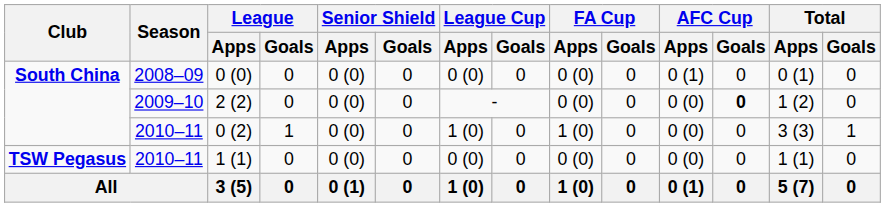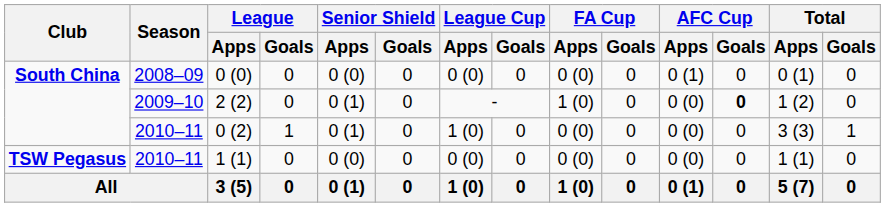(347, 103) 0 (0) -> (347, 103) 0 (1)
(576, 103) 0 (0) -> (576, 103) 1 (0)
(347, 131) 0 (0) -> (347, 131) 0 (1)
(576, 131) 1 (0) -> (576, 131) 0 (0)
